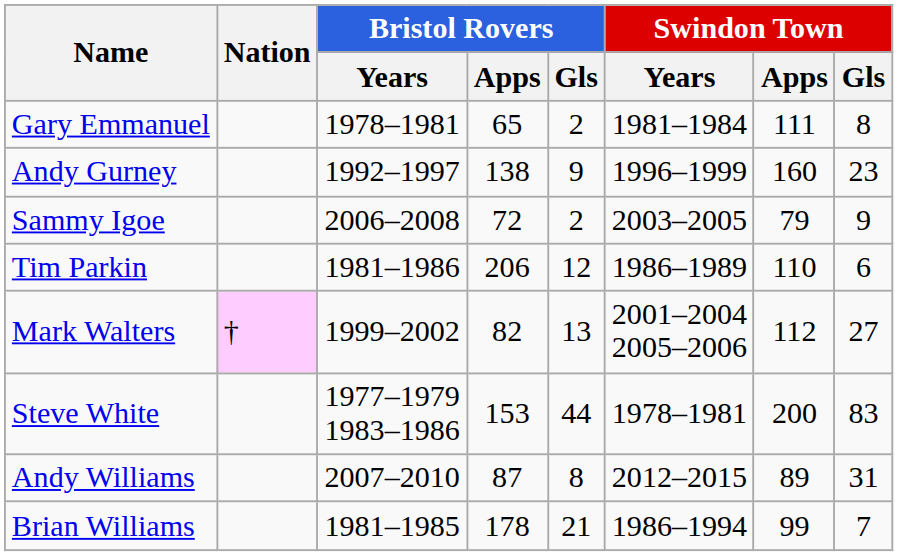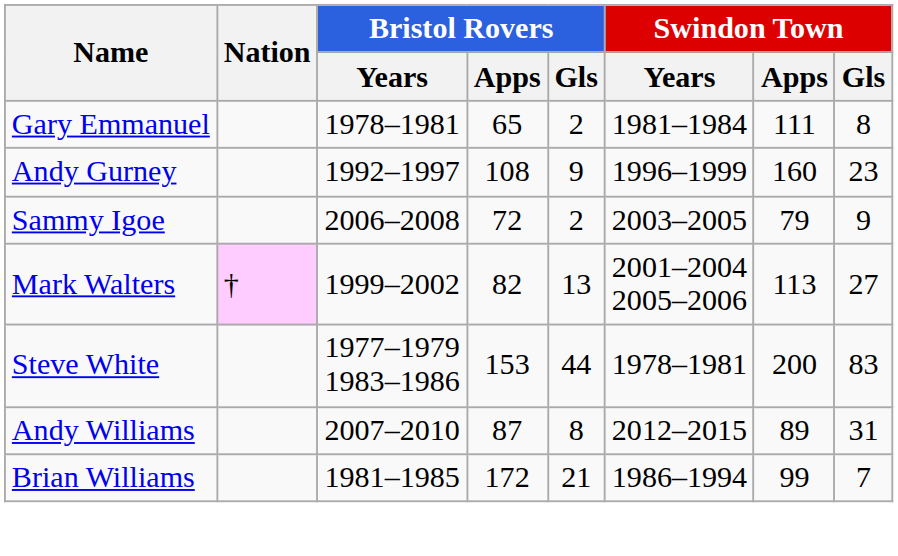(507, 171) 138 -> (507, 171) 108
- row: (79, 266)
(794, 331) 112 -> (794, 283) 113
(507, 525) 178 -> (507, 477) 172
